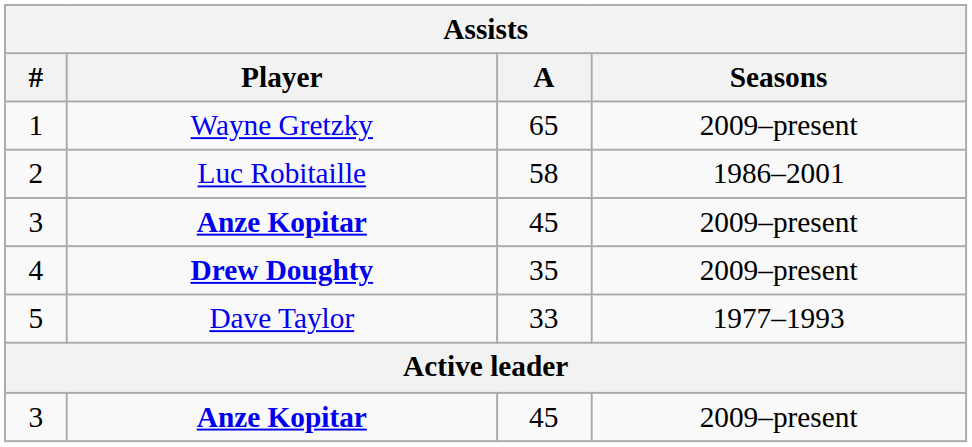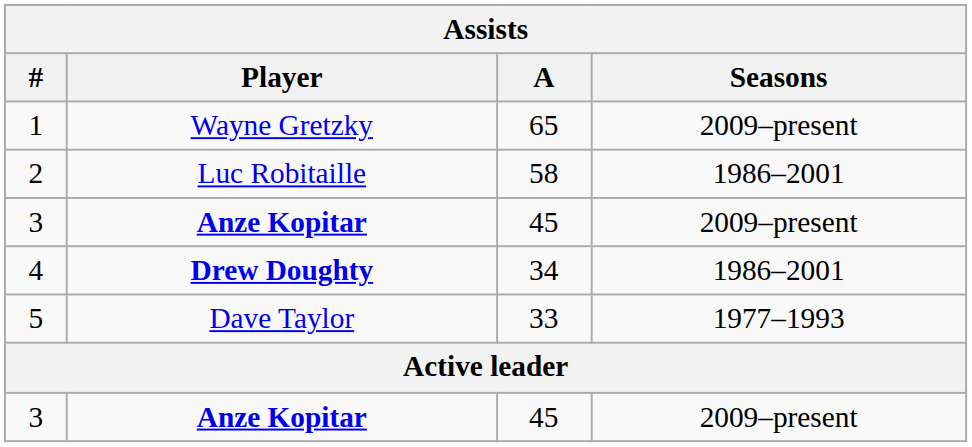(544, 270) 35 -> (544, 270) 34
(779, 270) 2009–present -> (779, 270) 1986–2001
